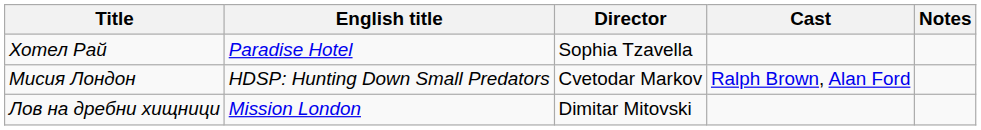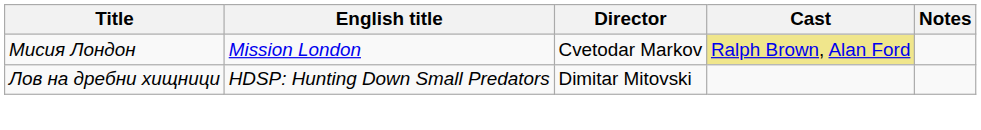- row: (58, 49)
(389, 79) HDSP: Hunting Down Small Predators -> (295, 49) Mission London
(811, 79) no background -> (811, 49) khaki background
(295, 109) Mission London -> (389, 79) HDSP: Hunting Down Small Predators
